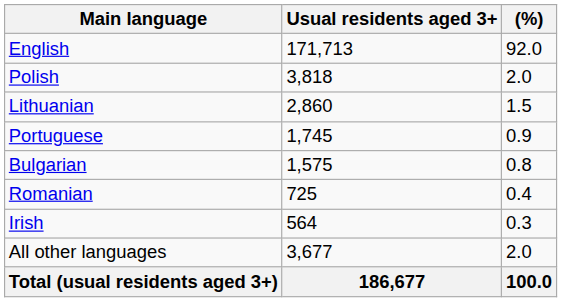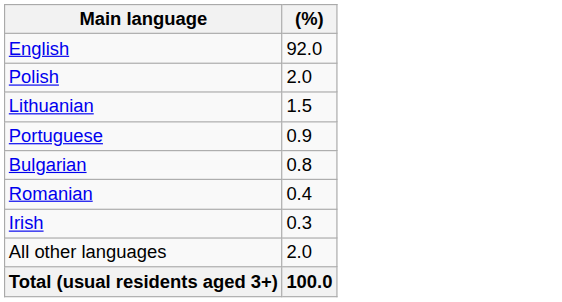- column: (392, 19)
